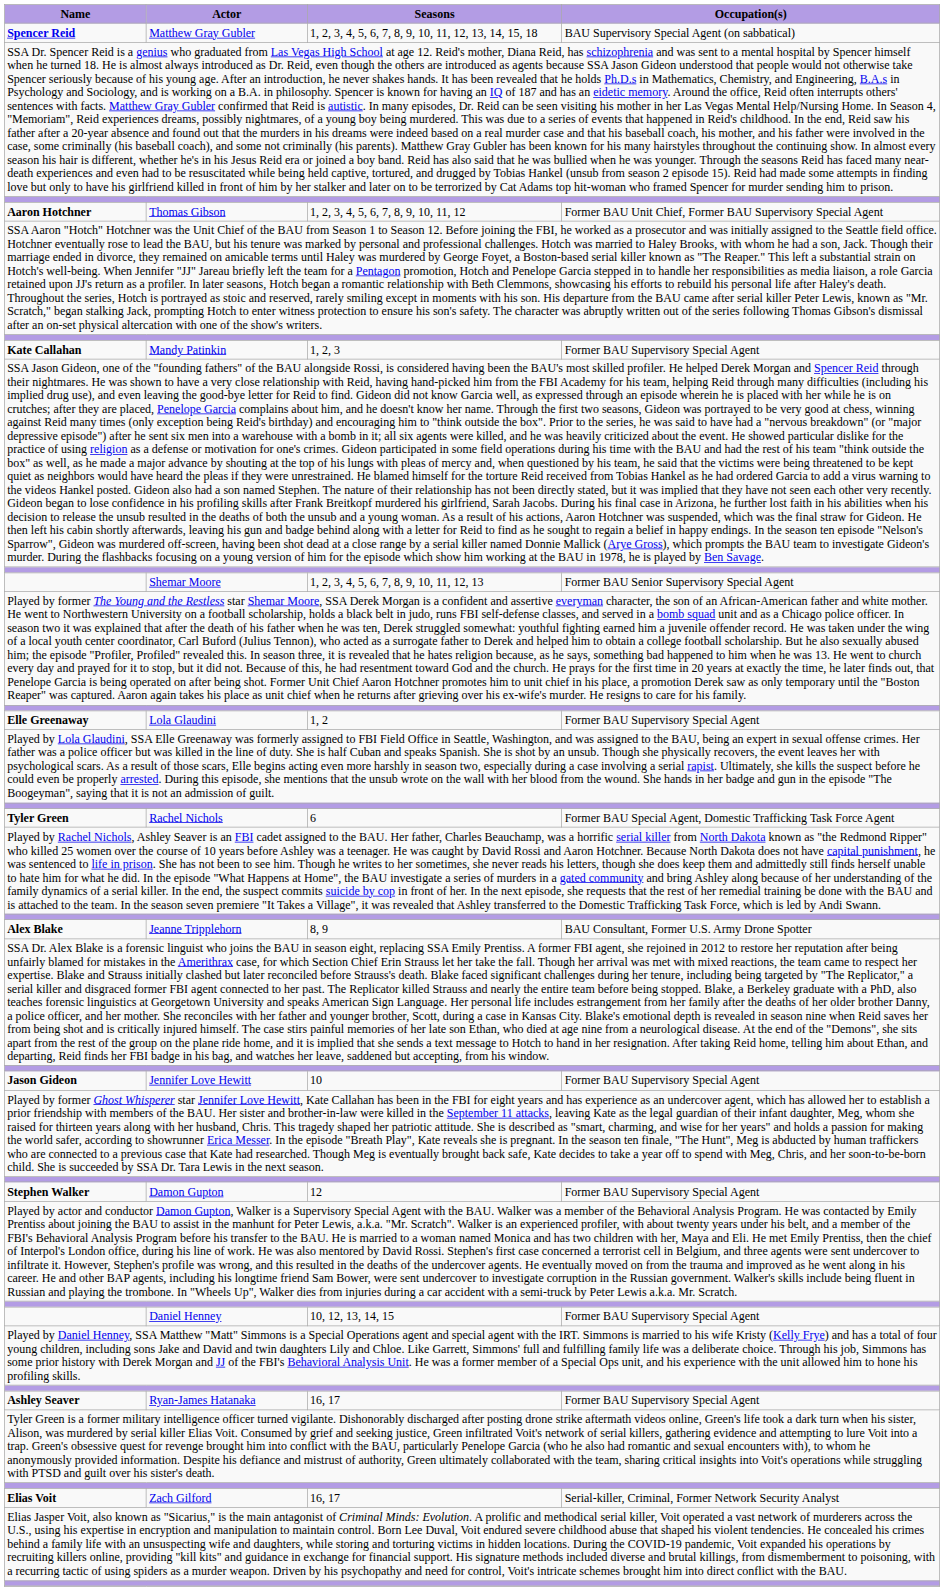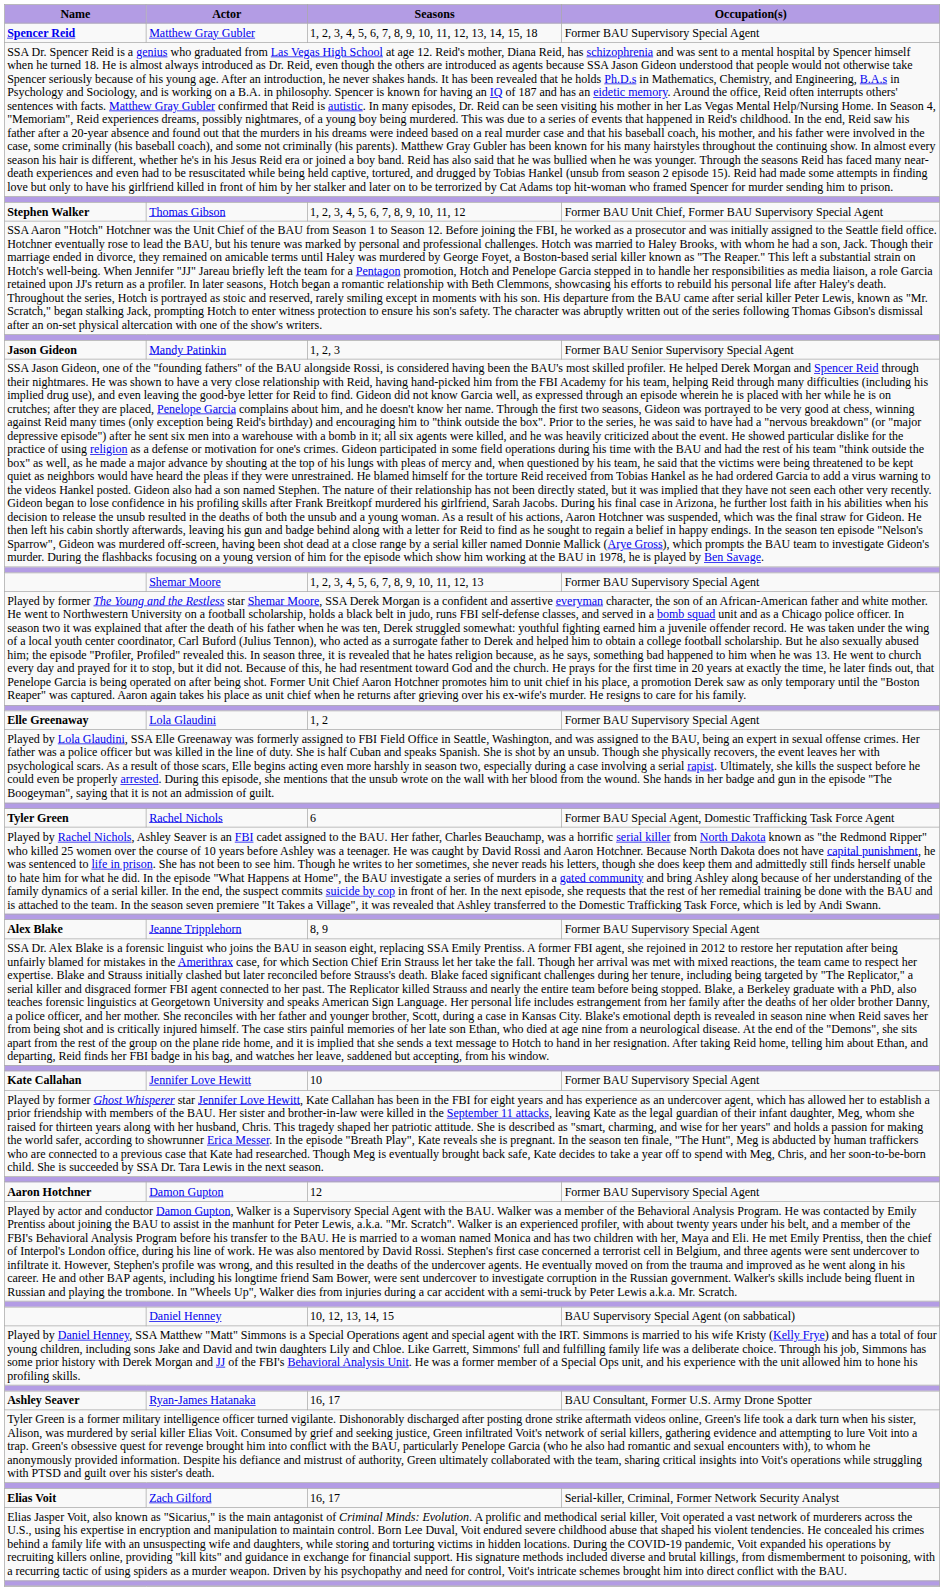(680, 33) BAU Supervisory Special Agent (on sabbatical) -> (662, 33) Former BAU Supervisory Special Agent
(49, 211) Aaron Hotchner -> (48, 211) Stephen Walker
(44, 349) Kate Callahan -> (42, 349) Jason Gideon
(662, 349) Former BAU Supervisory Special Agent -> (679, 349) Former BAU Senior Supervisory Special Agent
(679, 582) Former BAU Senior Supervisory Special Agent -> (662, 582) Former BAU Supervisory Special Agent
(688, 929) BAU Consultant, Former U.S. Army Drone Spotter -> (662, 929) Former BAU Supervisory Special Agent
(42, 1080) Jason Gideon -> (44, 1080) Kate Callahan
(48, 1191) Stephen Walker -> (49, 1191) Aaron Hotchner
(662, 1316) Former BAU Supervisory Special Agent -> (680, 1316) BAU Supervisory Special Agent (on sabbatical)
(662, 1400) Former BAU Supervisory Special Agent -> (688, 1400) BAU Consultant, Former U.S. Army Drone Spotter
